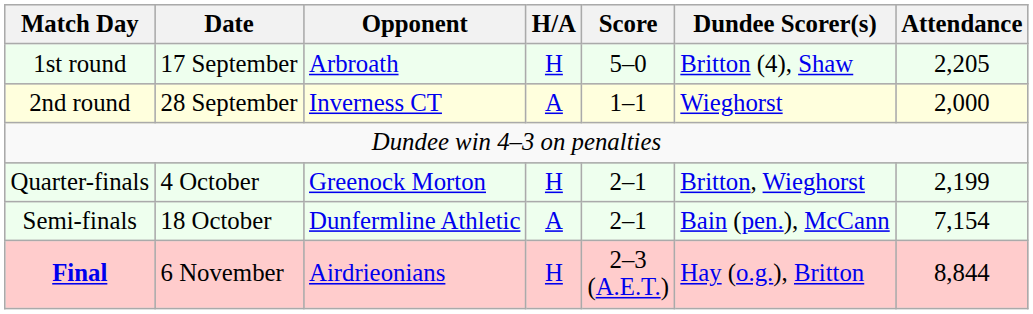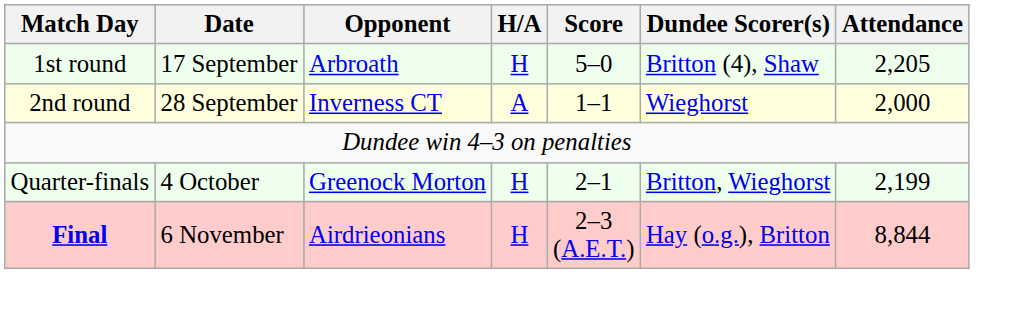- row: (80, 220)
